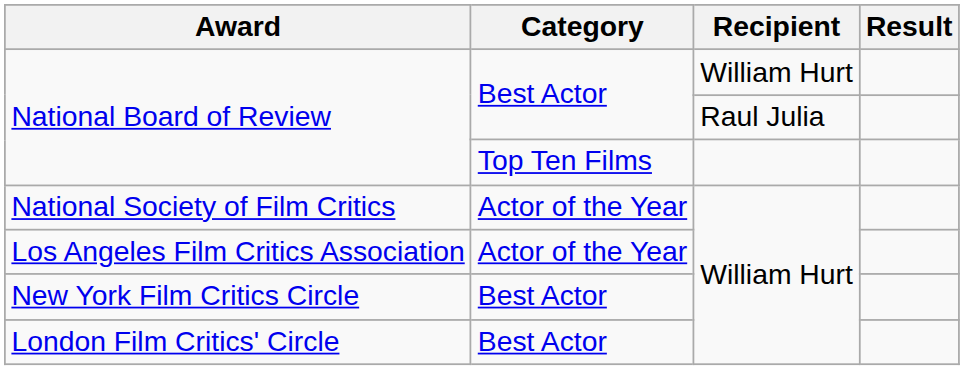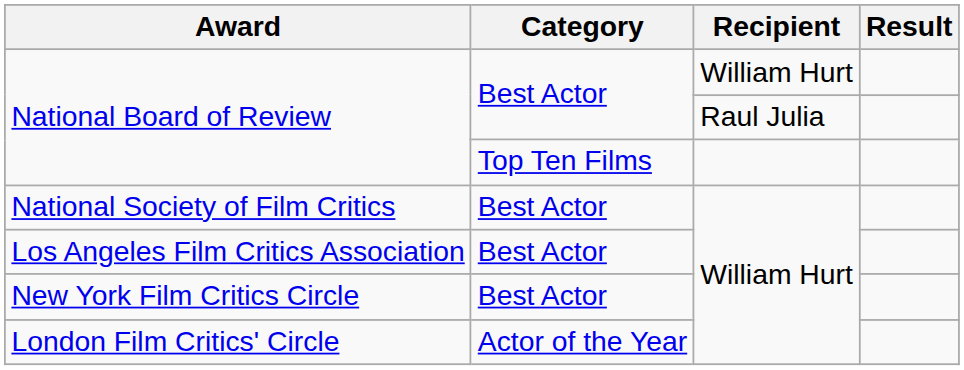(582, 206) Actor of the Year -> (542, 206) Best Actor
(582, 251) Actor of the Year -> (542, 251) Best Actor
(542, 341) Best Actor -> (582, 341) Actor of the Year
